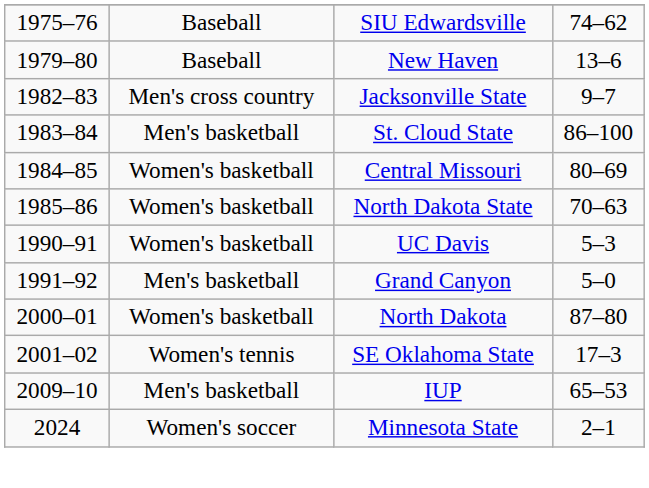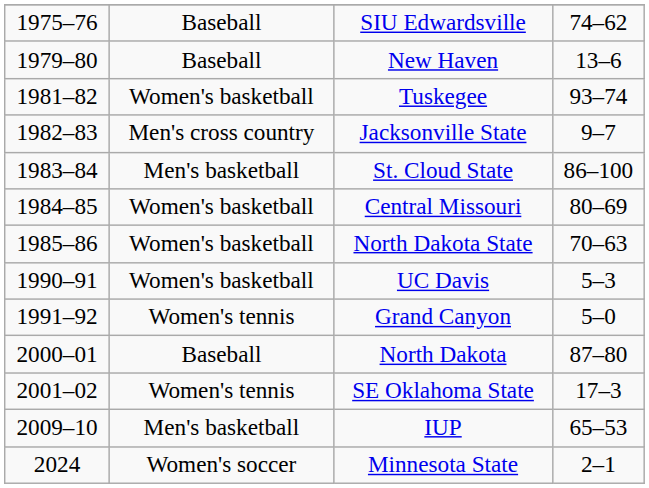+ row: (443, 96)
(221, 280) Men's basketball -> (221, 317) Women's tennis
(221, 317) Women's basketball -> (221, 354) Baseball
